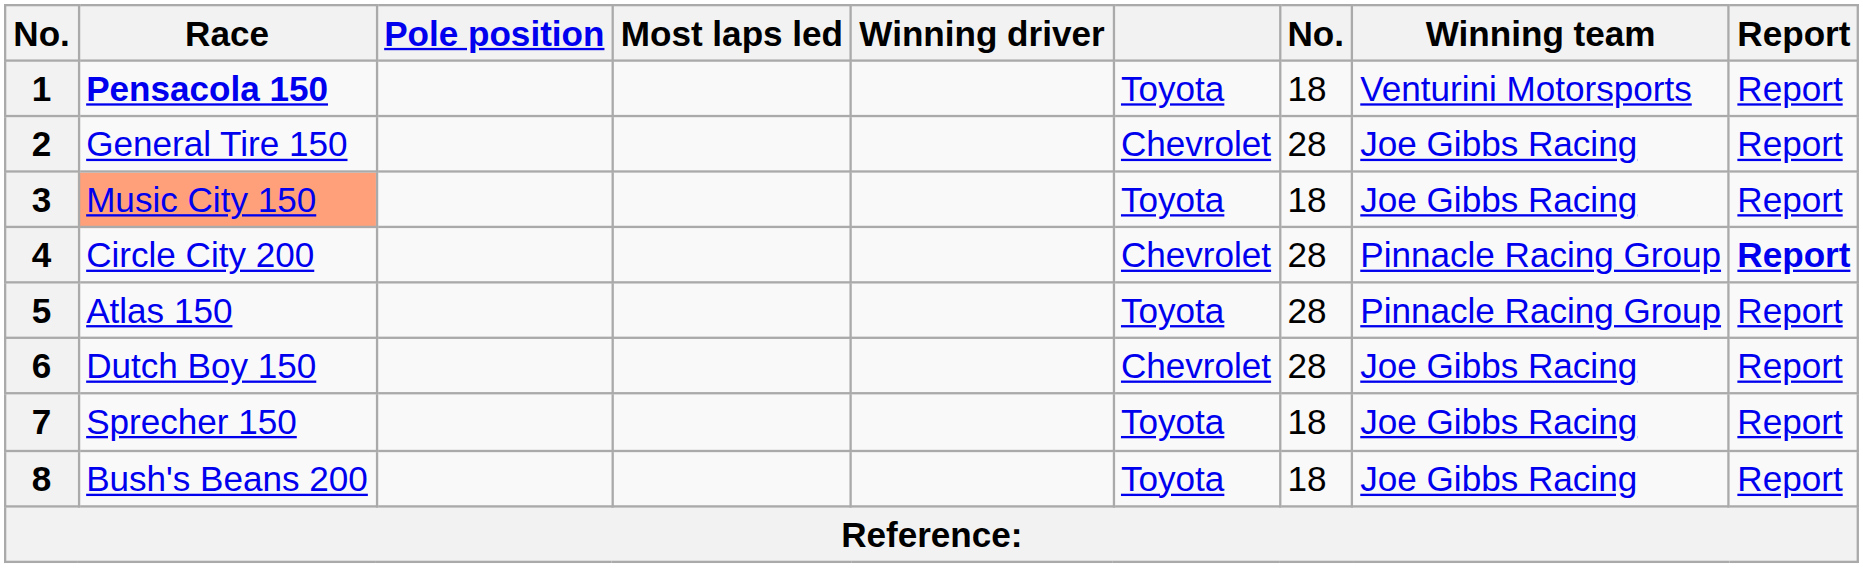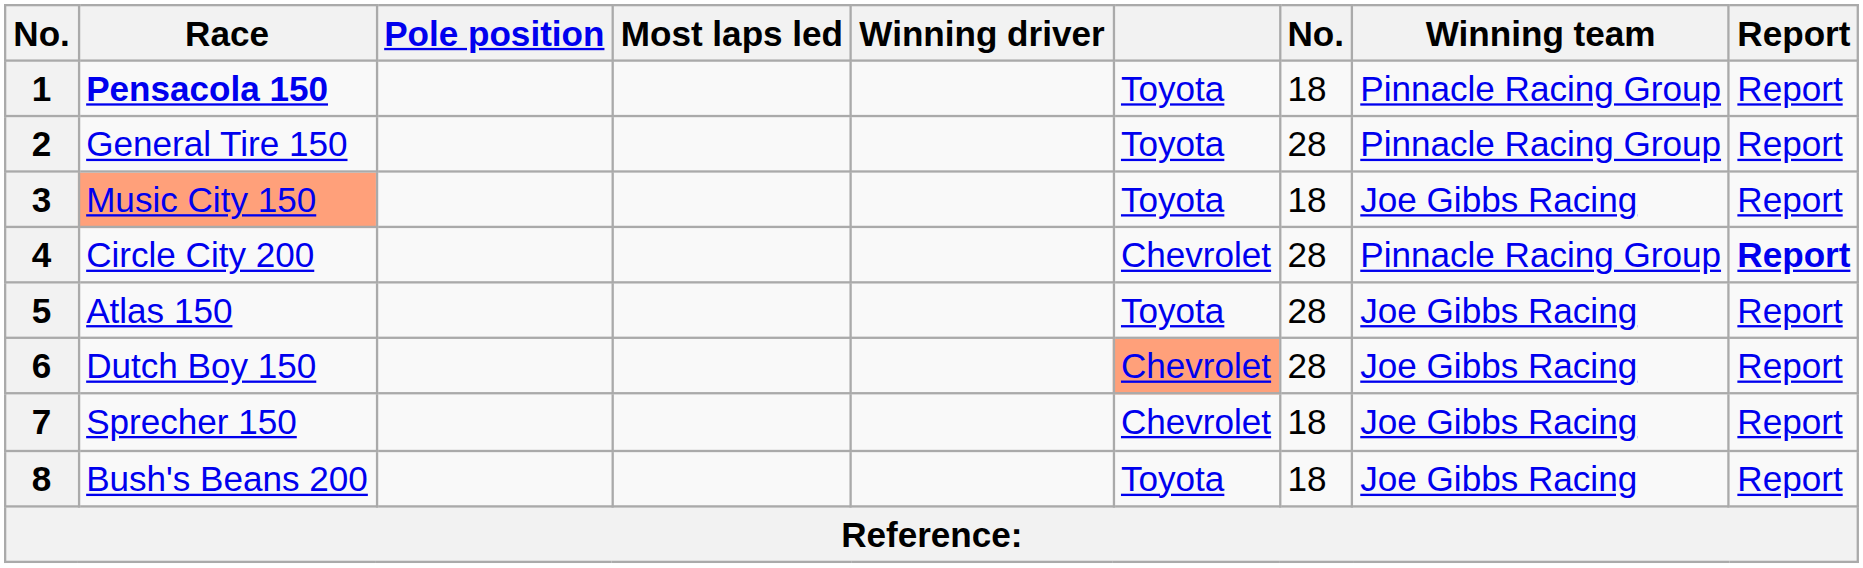(1526, 89) Venturini Motorsports -> (1541, 89) Pinnacle Racing Group
(1196, 144) Chevrolet -> (1173, 144) Toyota
(1499, 144) Joe Gibbs Racing -> (1541, 144) Pinnacle Racing Group
(1541, 311) Pinnacle Racing Group -> (1499, 311) Joe Gibbs Racing
(1196, 367) no background -> (1196, 367) lightsalmon background
(1173, 422) Toyota -> (1196, 422) Chevrolet
